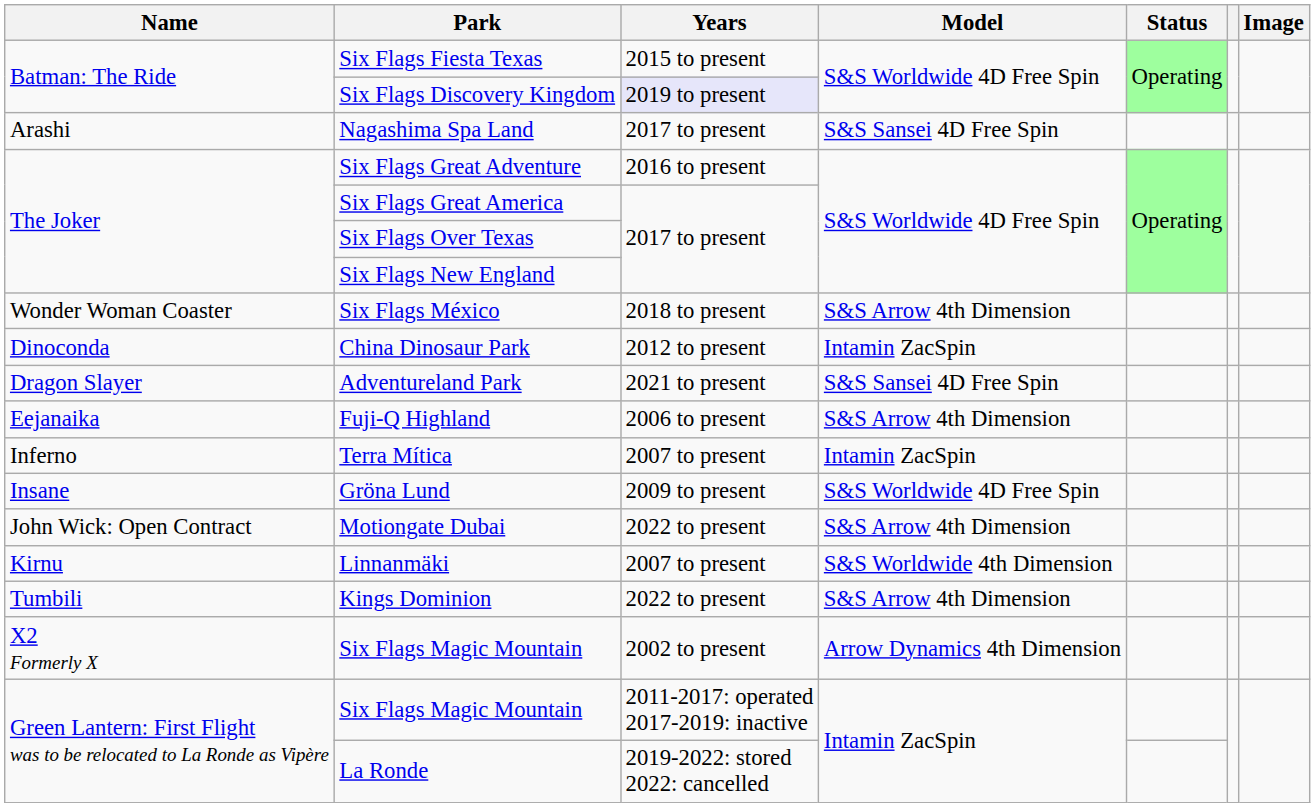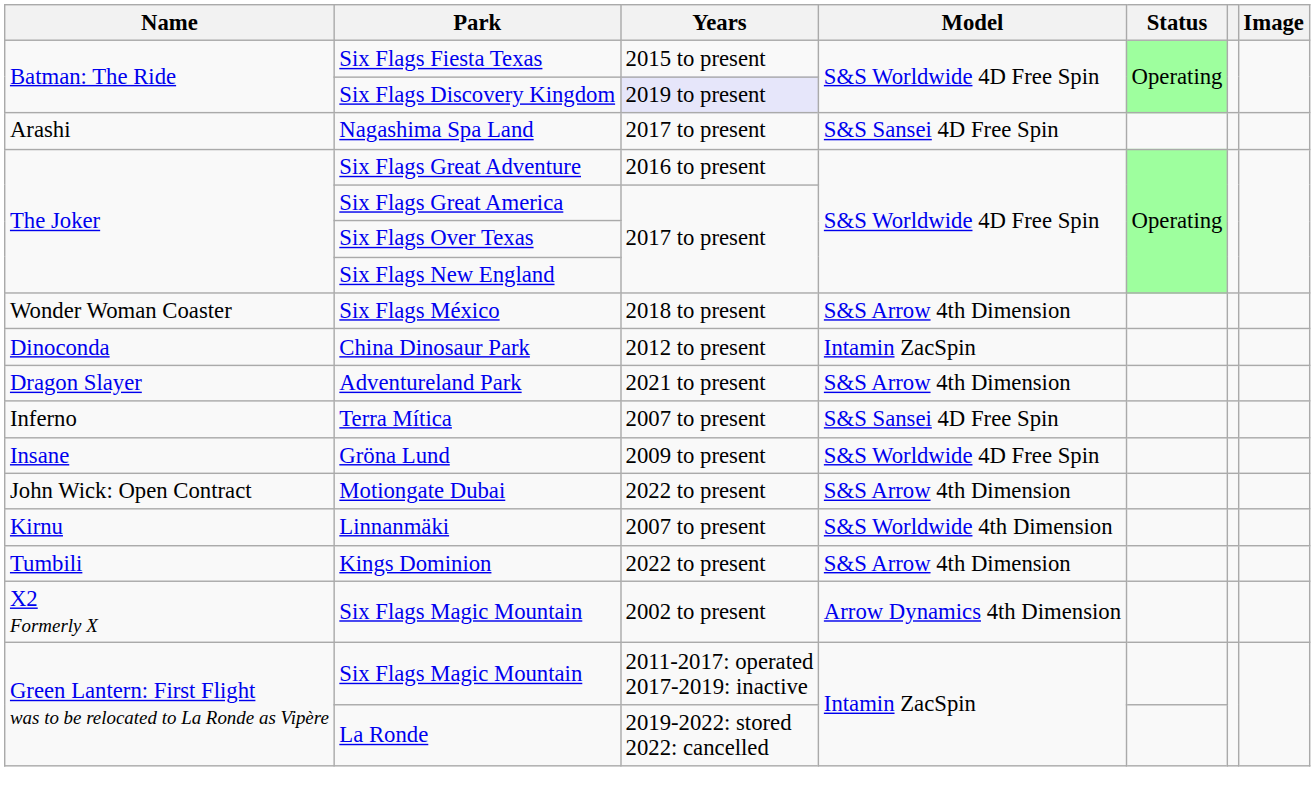(941, 382) S&S Sansei 4D Free Spin -> (947, 382) S&S Arrow 4th Dimension
- row: (55, 418)
(900, 454) Intamin ZacSpin -> (941, 418) S&S Sansei 4D Free Spin
